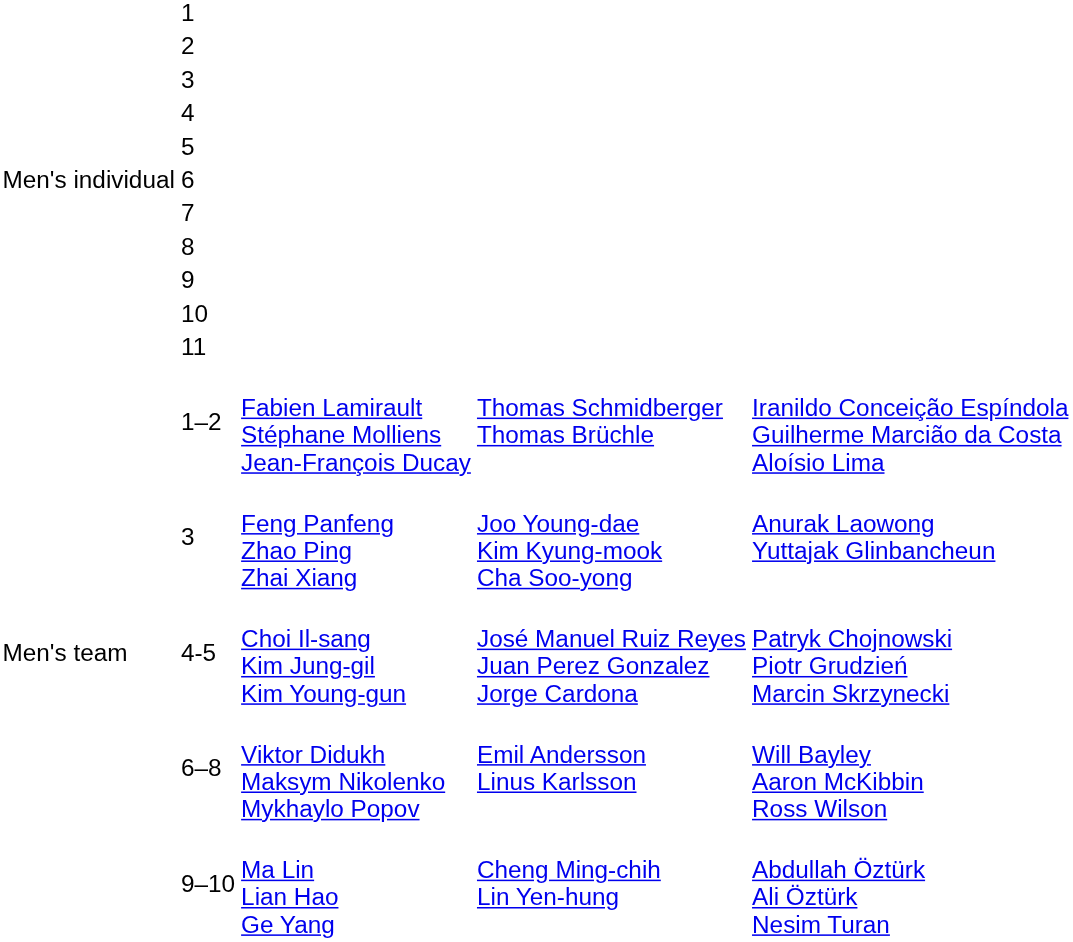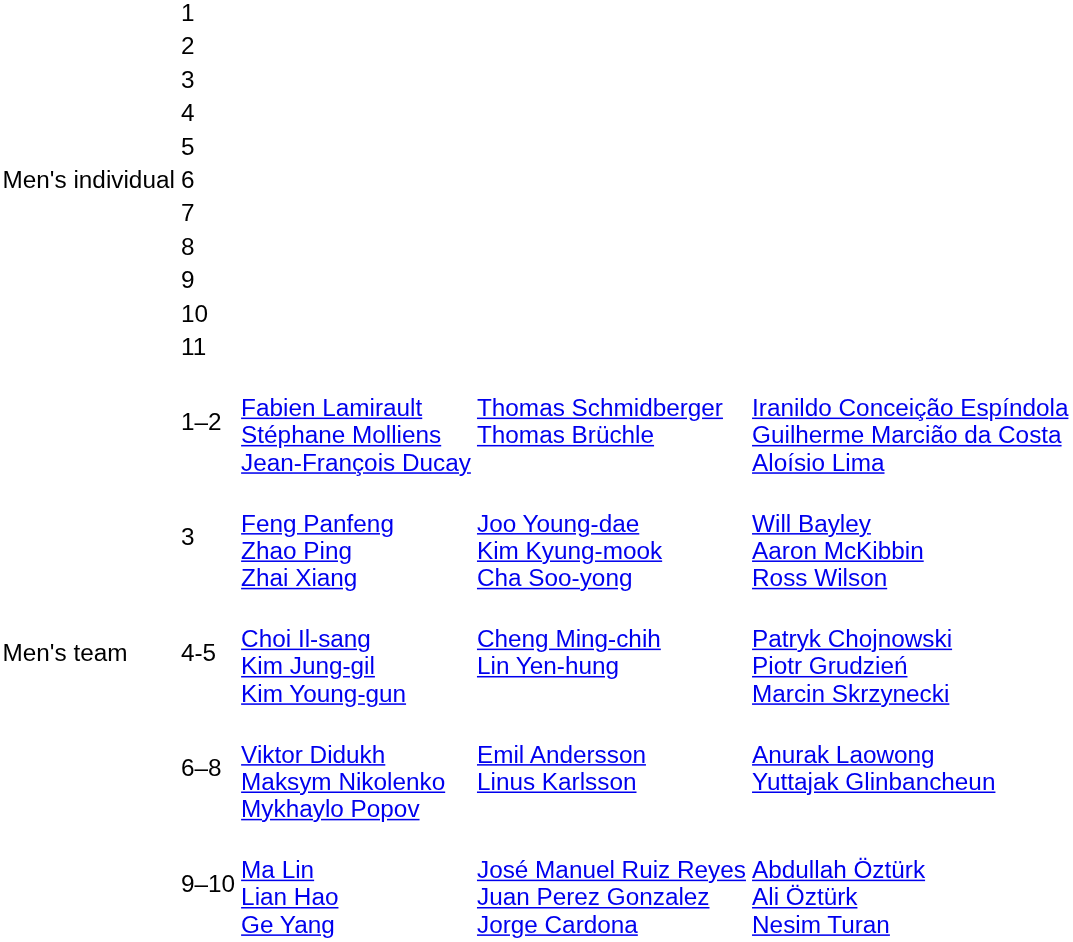(874, 537) Anurak Laowong Yuttajak Glinbancheun -> (838, 551) Will Bayley Aaron McKibbin Ross Wilson
(611, 666) José Manuel Ruiz Reyes Juan Perez Gonzalez Jorge Cardona -> (569, 652) Cheng Ming-chih Lin Yen-hung
(838, 782) Will Bayley Aaron McKibbin Ross Wilson -> (874, 768) Anurak Laowong Yuttajak Glinbancheun
(569, 883) Cheng Ming-chih Lin Yen-hung -> (611, 897) José Manuel Ruiz Reyes Juan Perez Gonzalez Jorge Cardona
